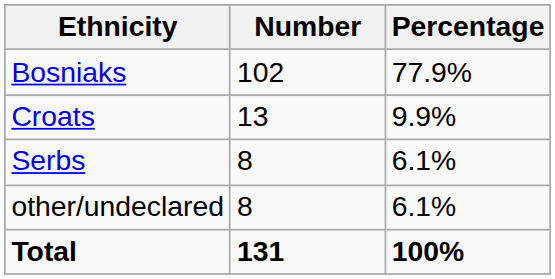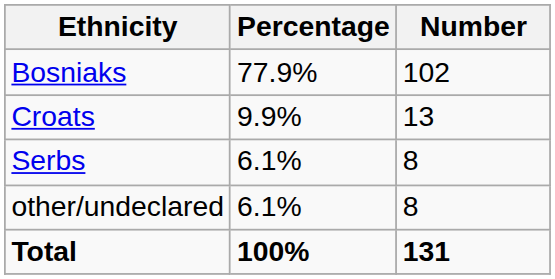columns swapped: (308, 26) <-> (468, 26)
